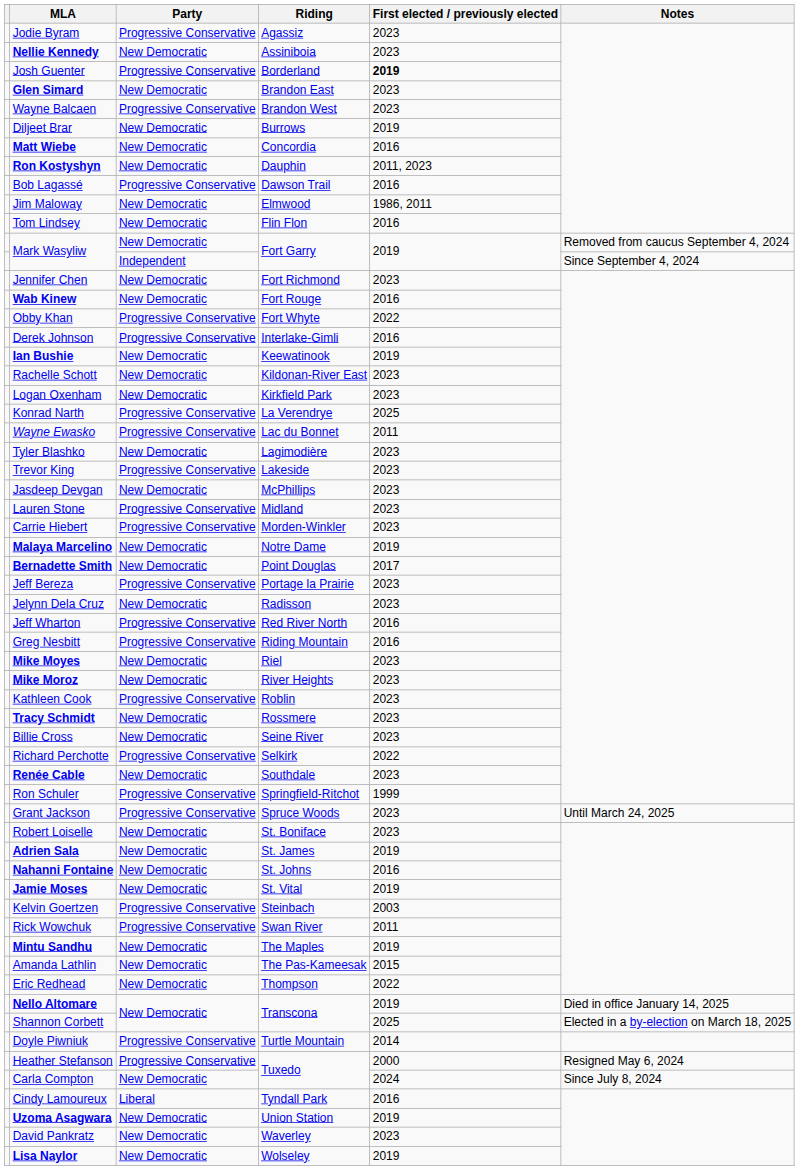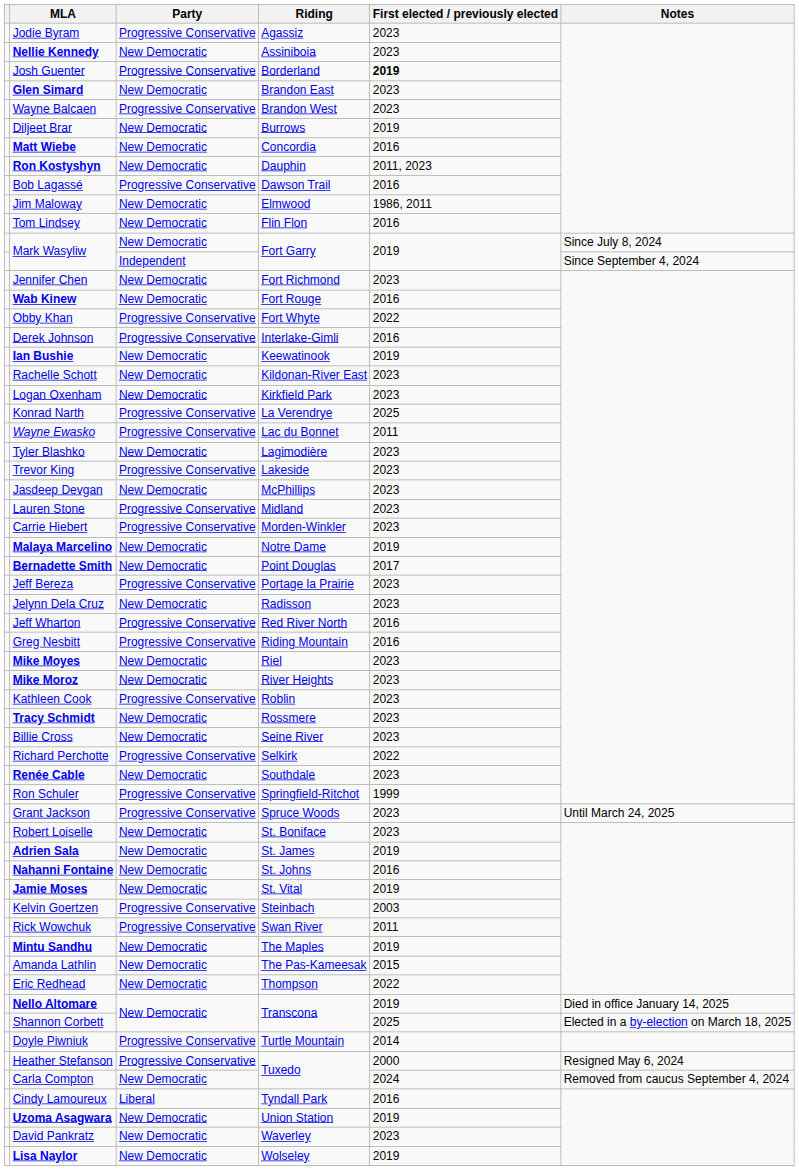(676, 242) Removed from caucus September 4, 2024 -> (613, 242) Since July 8, 2024
(613, 1079) Since July 8, 2024 -> (676, 1079) Removed from caucus September 4, 2024
